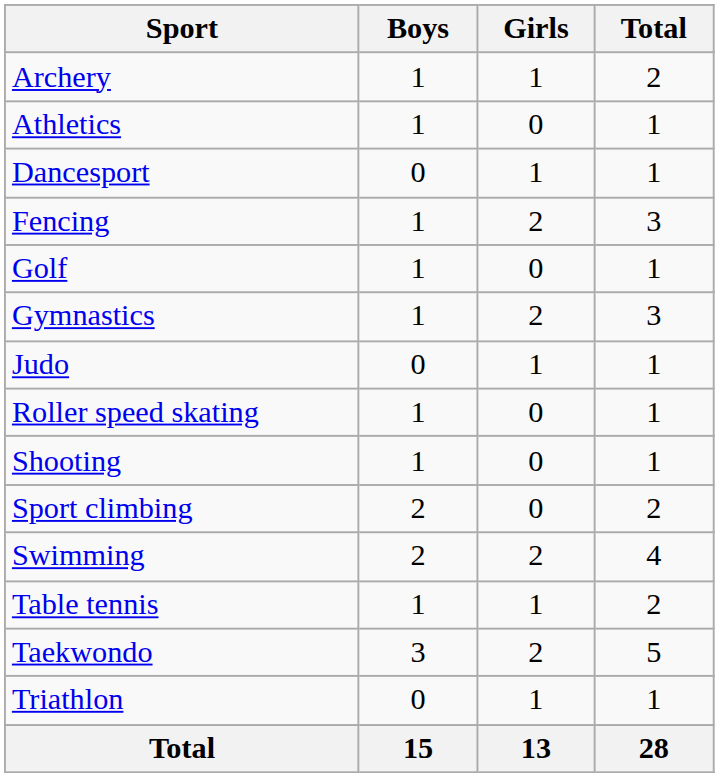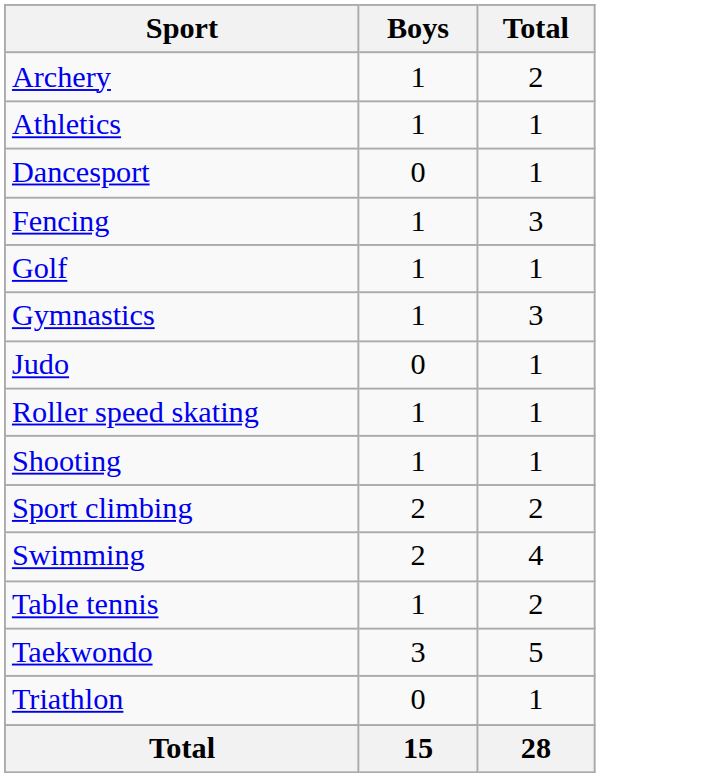- column: (536, 28)
